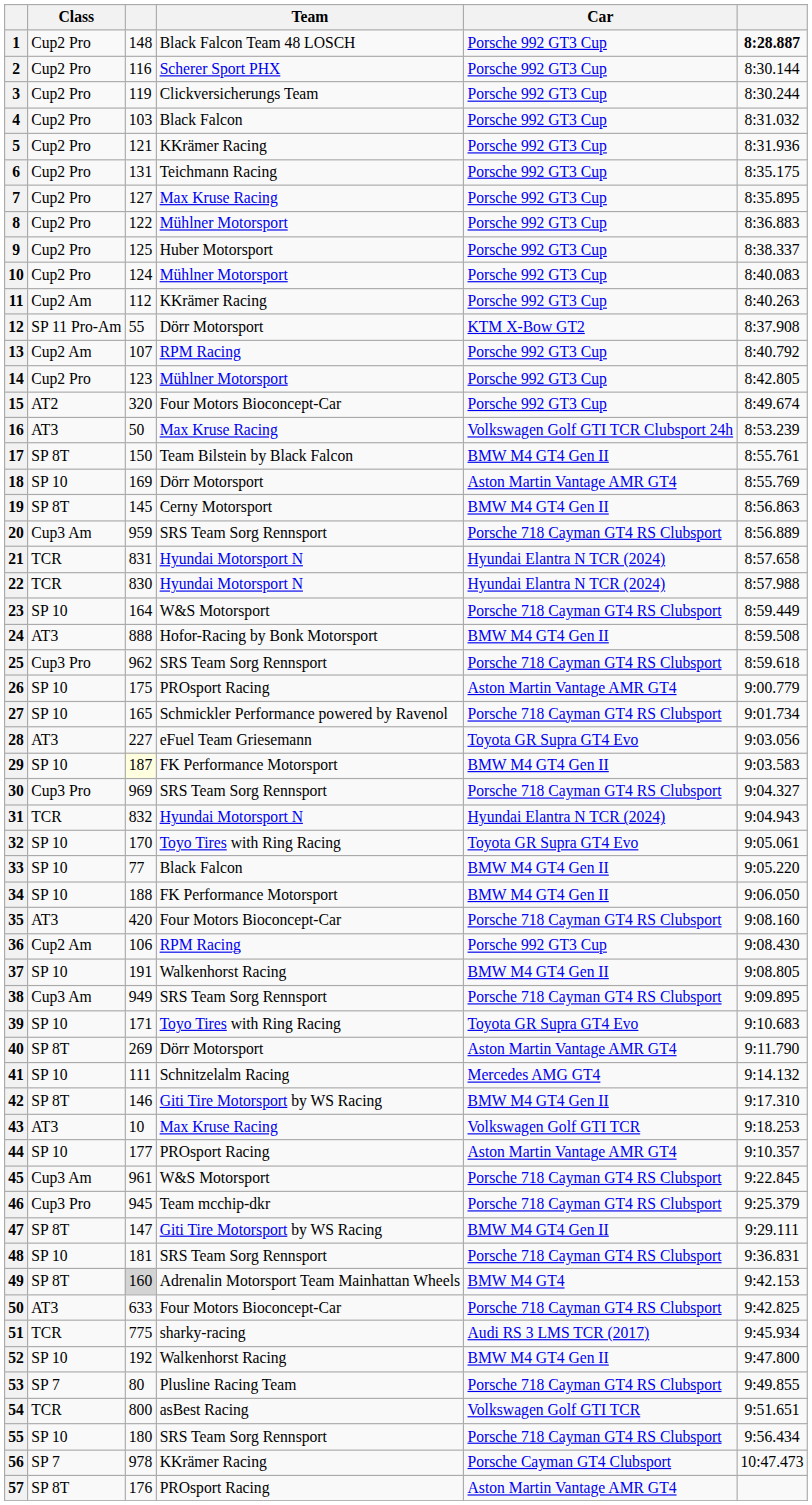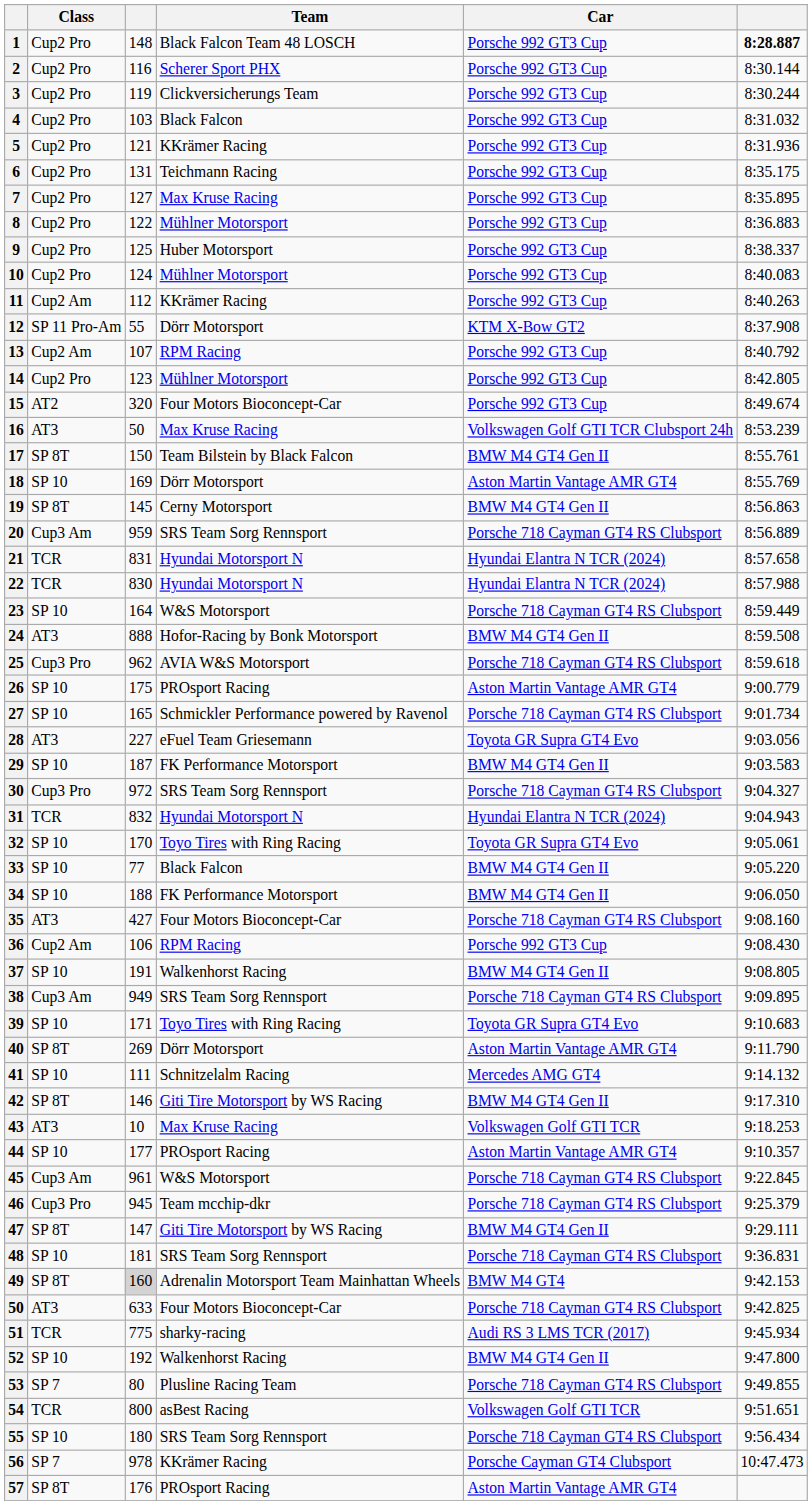(243, 662) SRS Team Sorg Rennsport -> (234, 662) AVIA W&S Motorsport
(140, 765) lightyellow background -> (140, 765) no background
(140, 791) 969 -> (140, 791) 972
(140, 920) 420 -> (140, 920) 427
